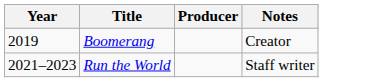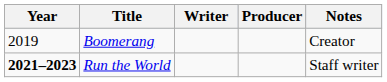+ column: (206, 16)
(42, 64) normal -> (42, 64) bold
